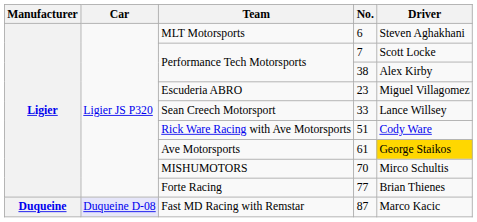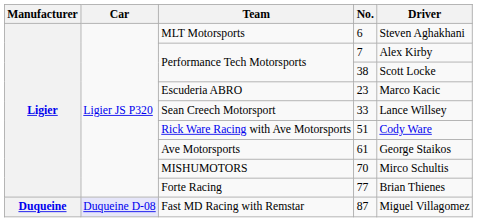(408, 52) Scott Locke -> (406, 52) Alex Kirby
(406, 71) Alex Kirby -> (408, 71) Scott Locke
(425, 90) Miguel Villagomez -> (410, 90) Marco Kacic
(415, 148) gold background -> (415, 148) no background
(410, 206) Marco Kacic -> (425, 206) Miguel Villagomez
